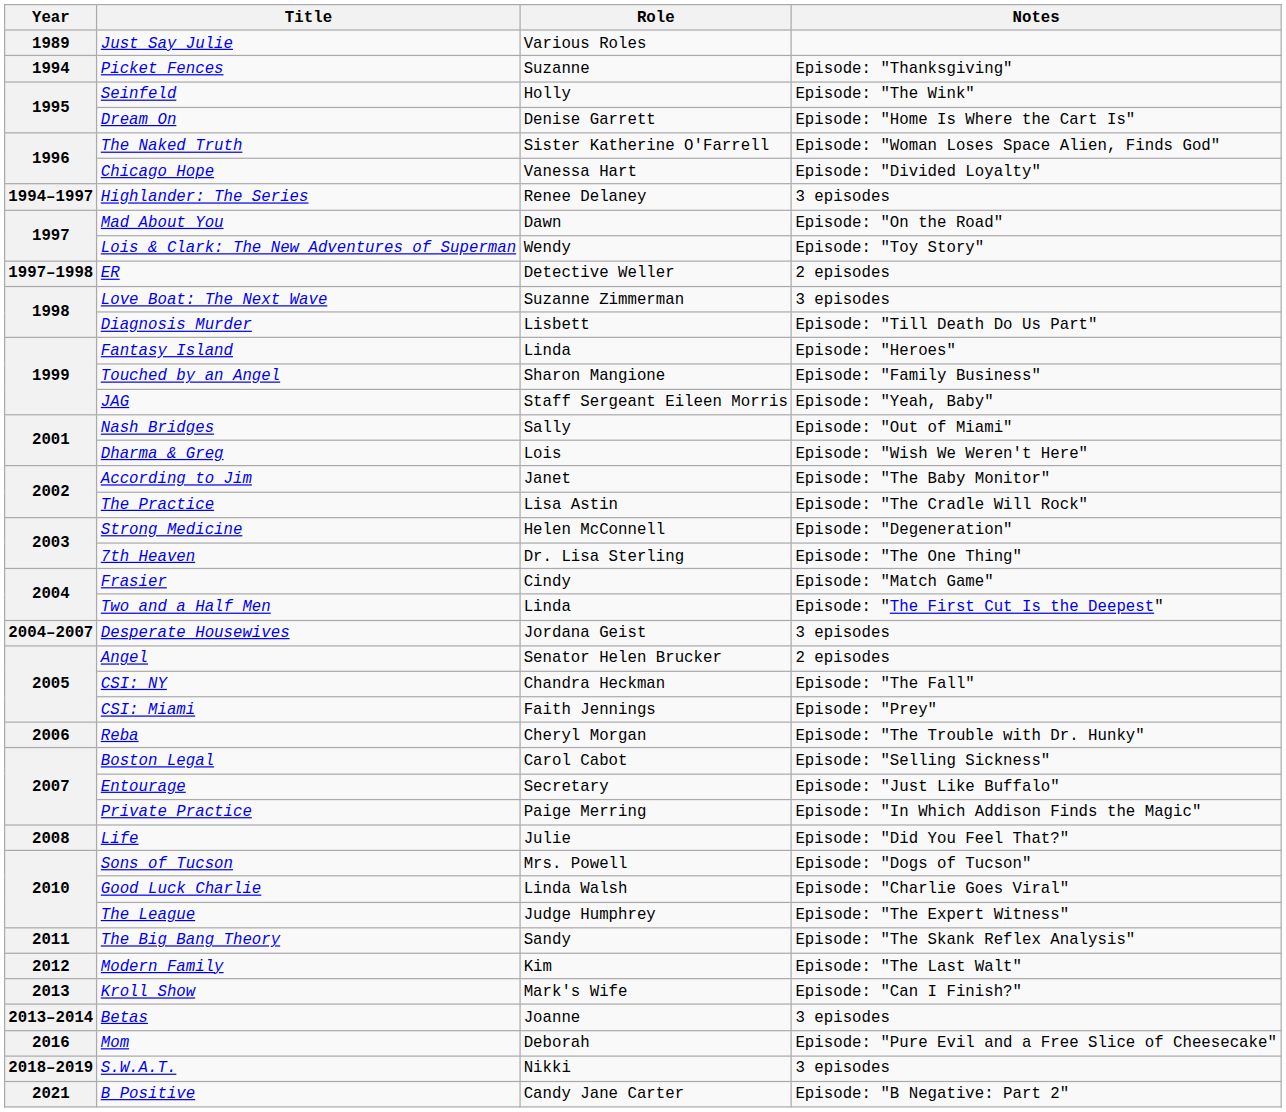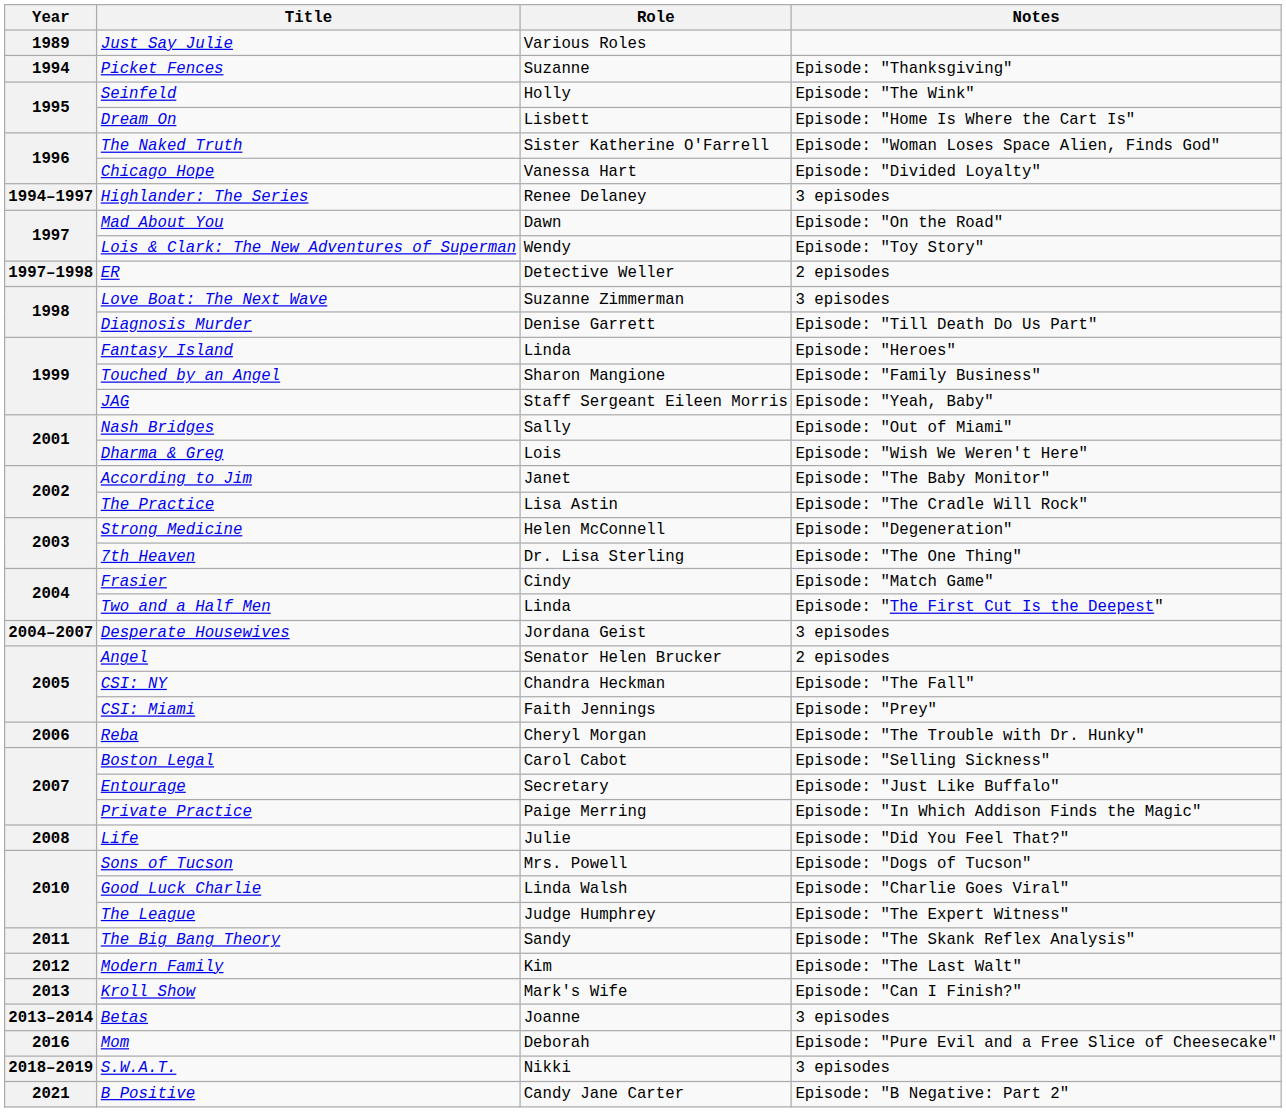(590, 120) Denise Garrett -> (557, 120) Lisbett
(557, 325) Lisbett -> (590, 325) Denise Garrett
